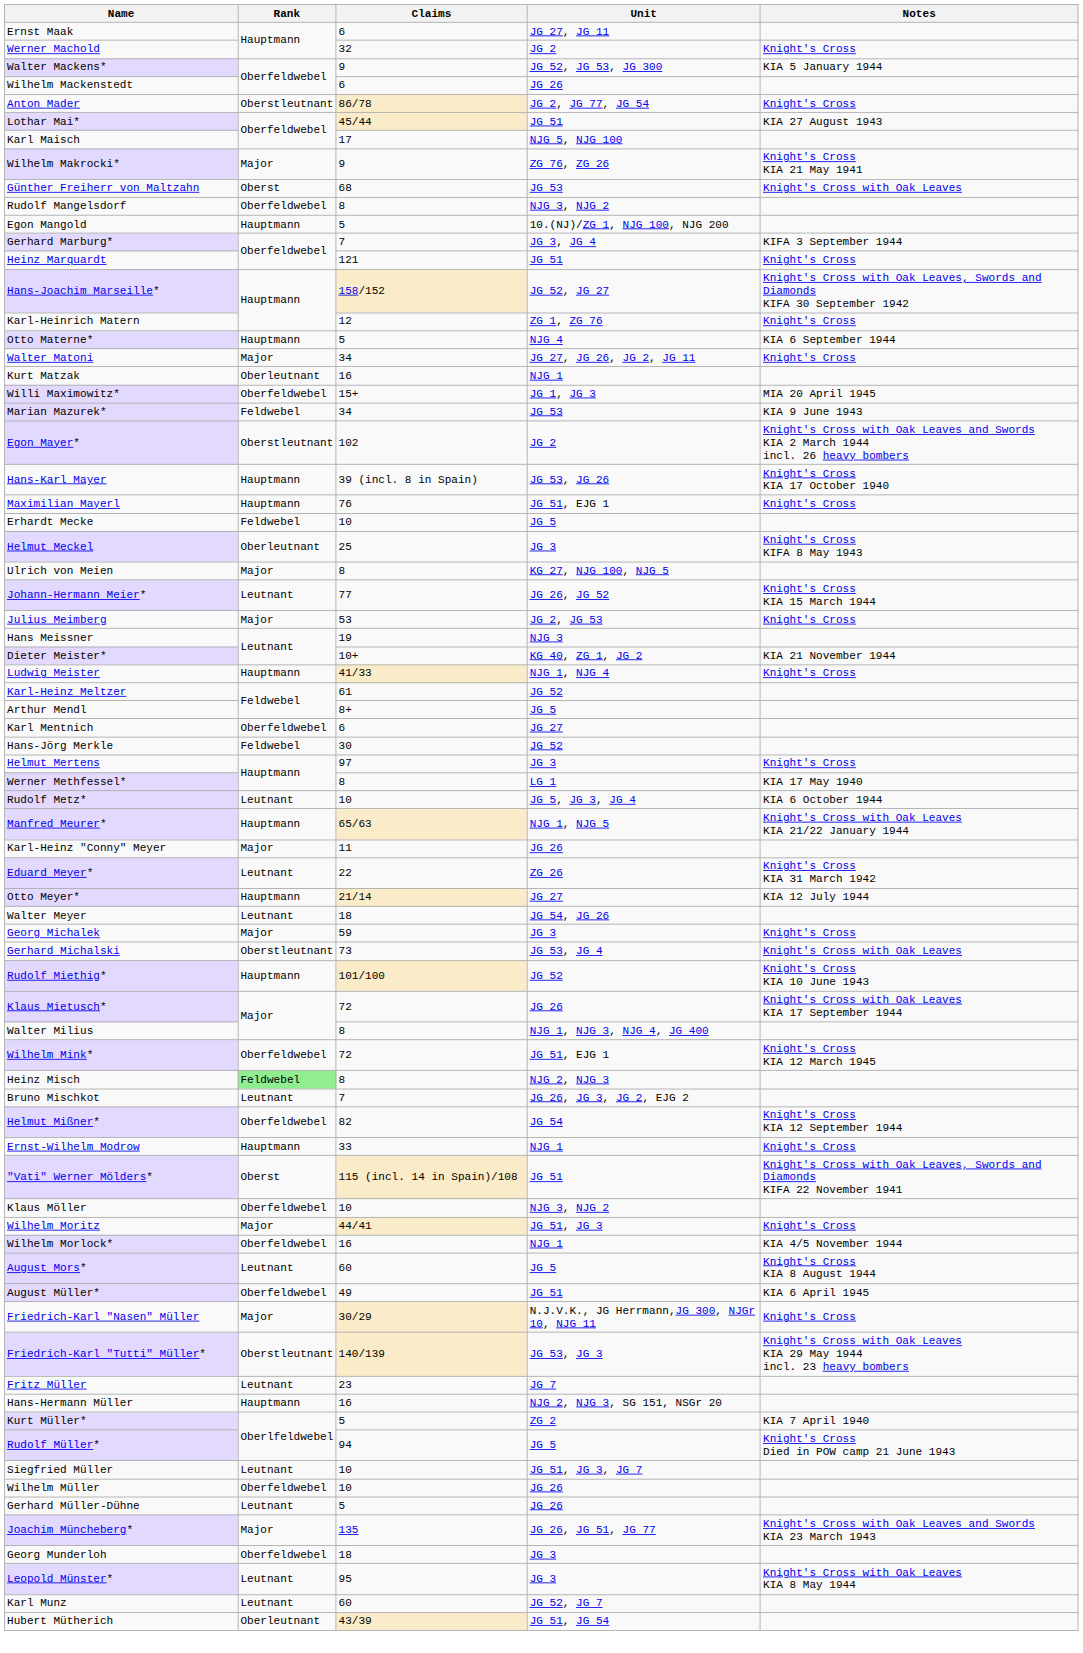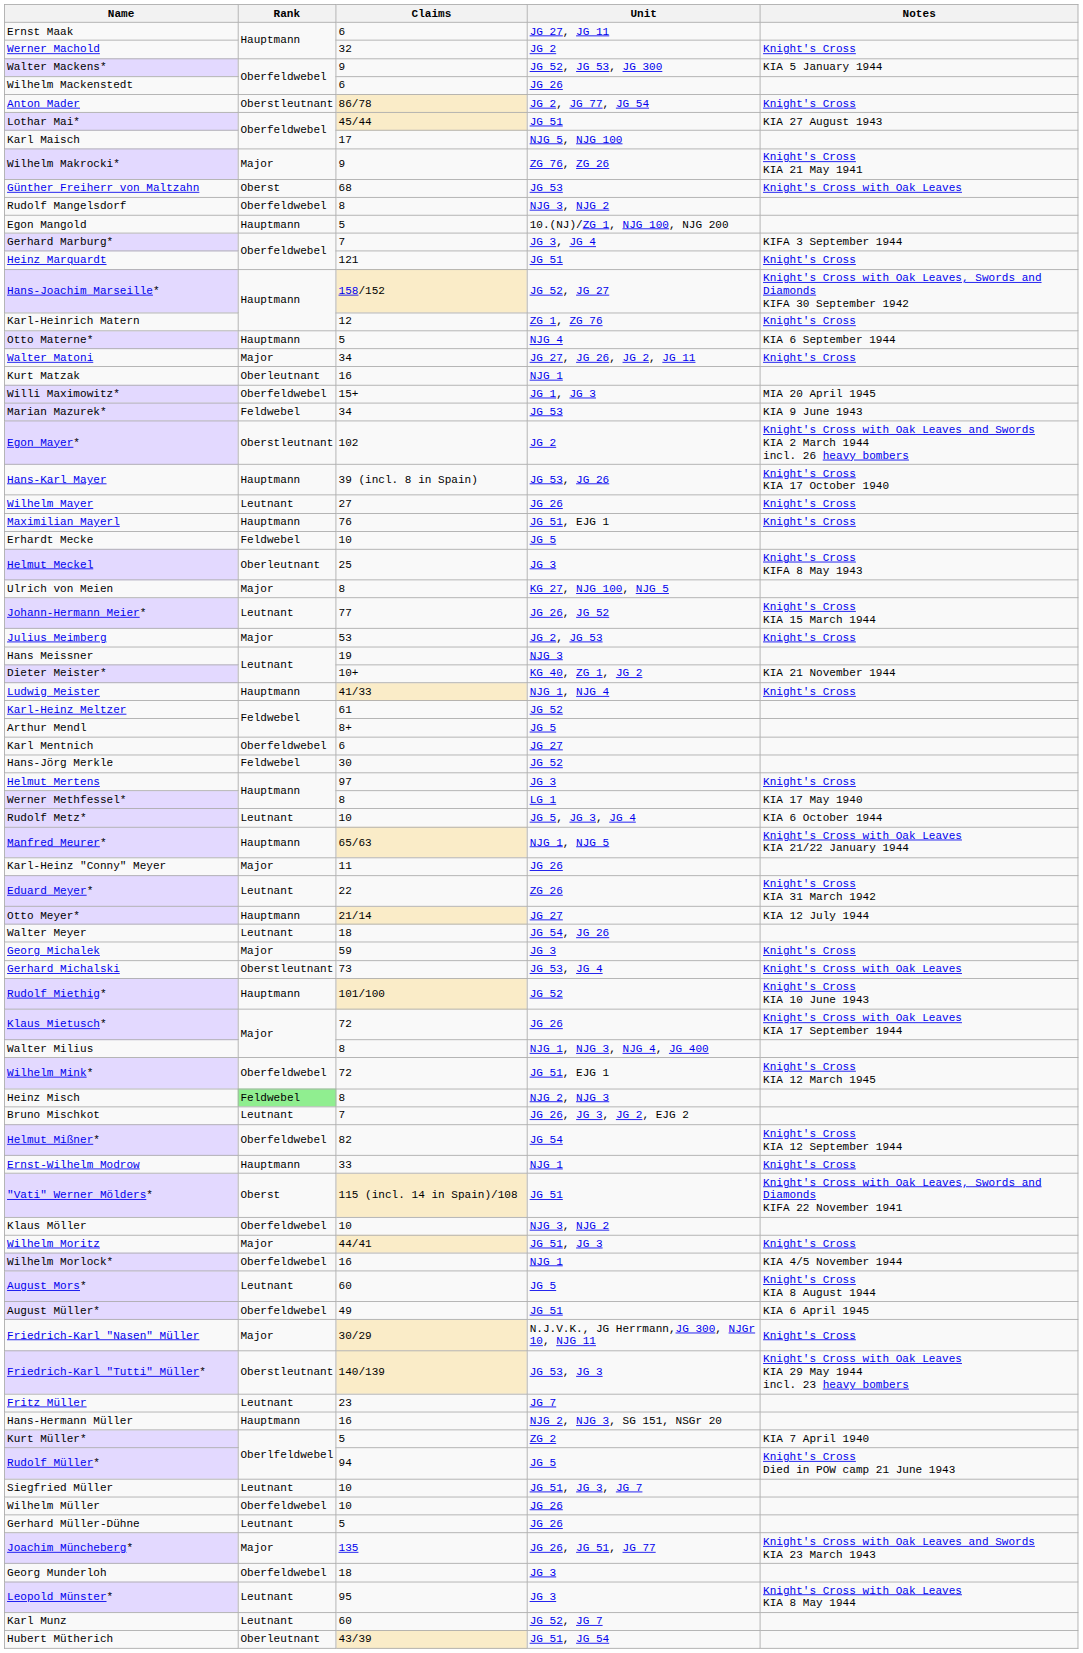+ row: (50, 504)
